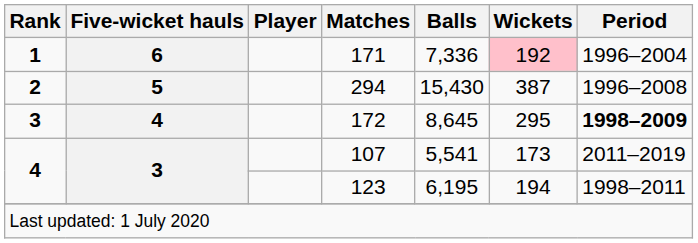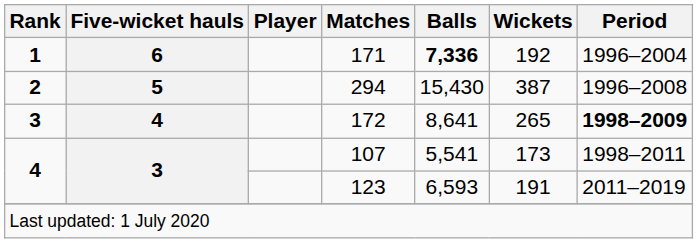(452, 54) normal -> (452, 54) bold
(533, 54) pink background -> (533, 54) no background
(452, 120) 8,645 -> (452, 120) 8,641
(533, 120) 295 -> (533, 120) 265
(634, 154) 2011–2019 -> (634, 154) 1998–2011
(452, 187) 6,195 -> (452, 187) 6,593
(533, 187) 194 -> (533, 187) 191
(634, 187) 1998–2011 -> (634, 187) 2011–2019
